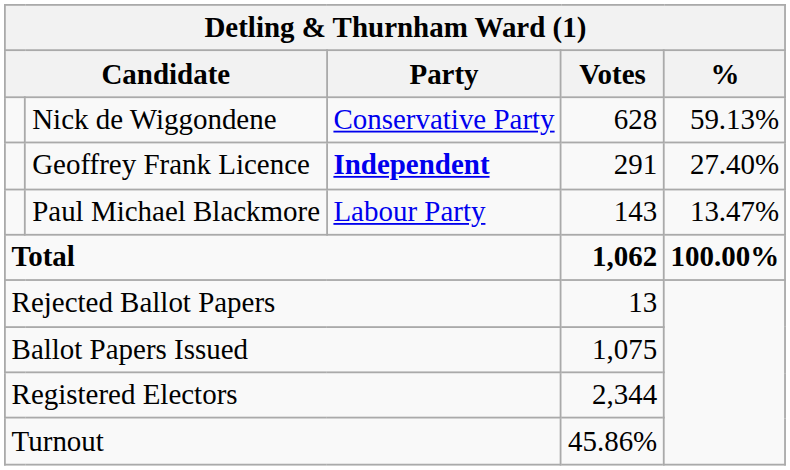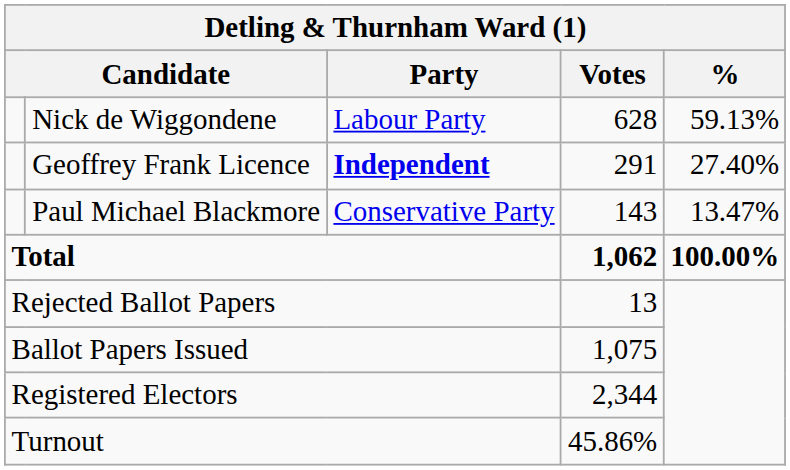(444, 119) Conservative Party -> (409, 119) Labour Party
(409, 211) Labour Party -> (444, 211) Conservative Party
